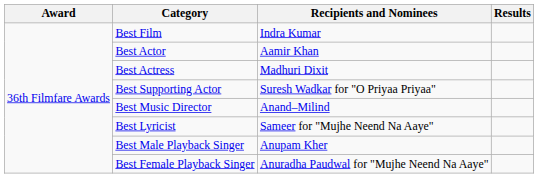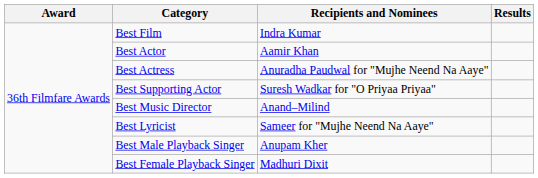(294, 70) Madhuri Dixit -> (374, 70) Anuradha Paudwal for "Mujhe Neend Na Aaye"
(374, 164) Anuradha Paudwal for "Mujhe Neend Na Aaye" -> (294, 164) Madhuri Dixit
